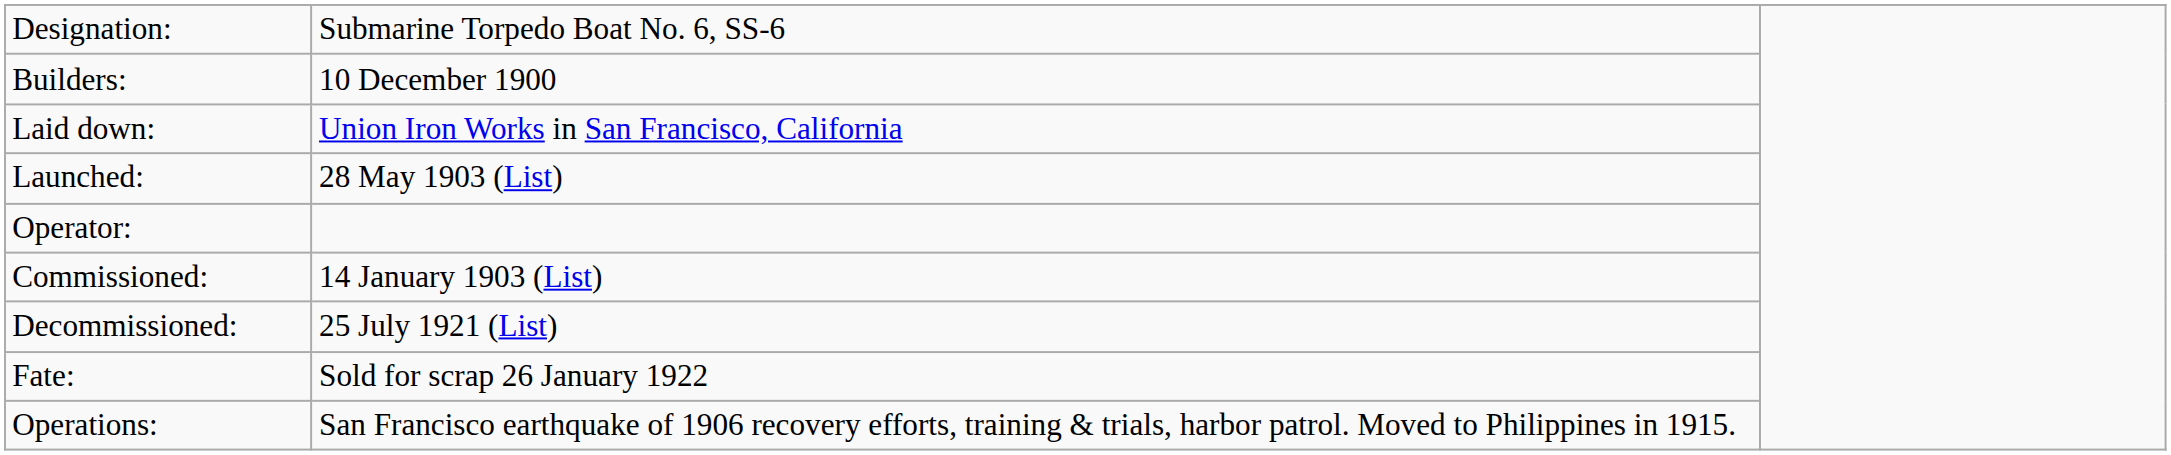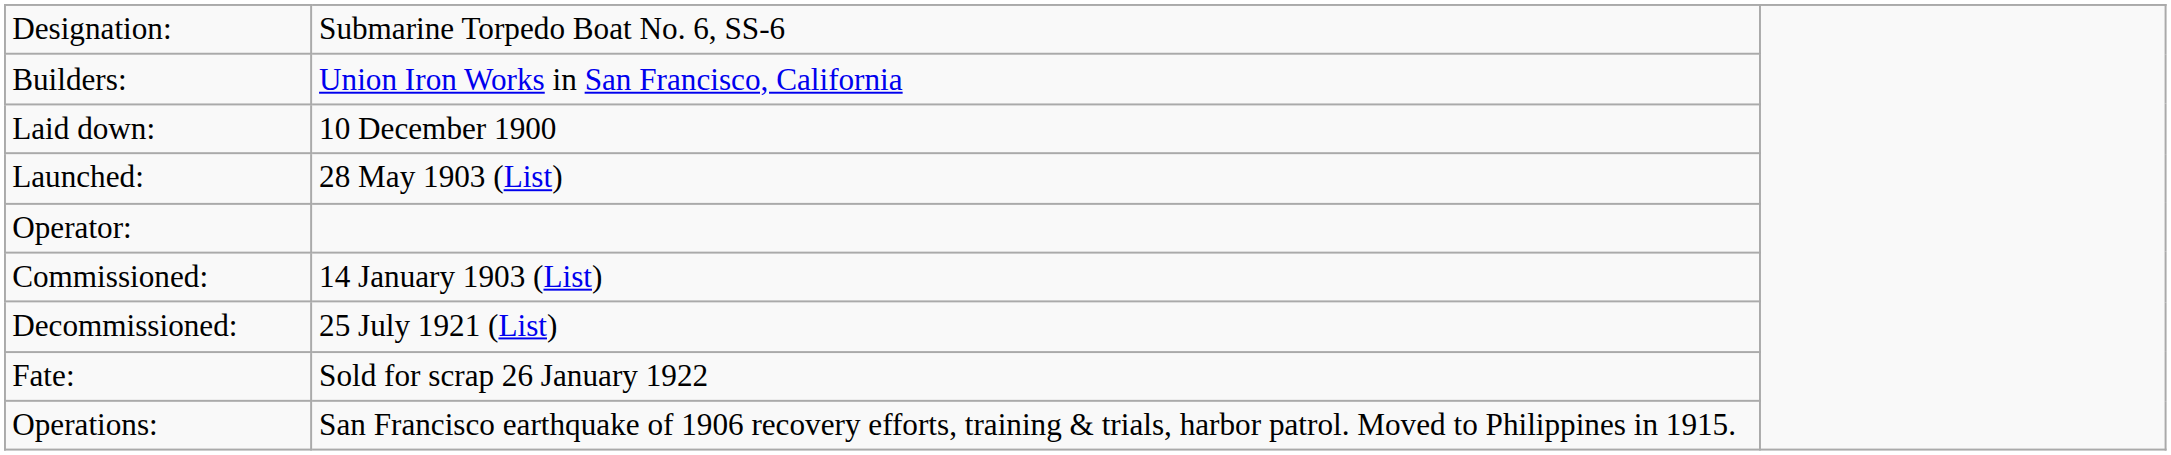(438, 78) 10 December 1900 -> (611, 78) Union Iron Works in San Francisco, California
(611, 128) Union Iron Works in San Francisco, California -> (438, 128) 10 December 1900
